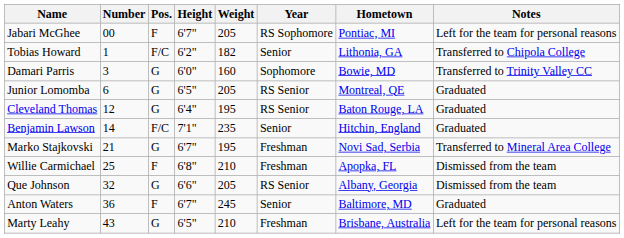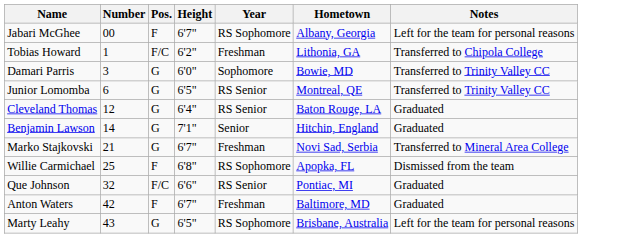- column: (236, 14)
(367, 33) Pontiac, MI -> (336, 33) Albany, Georgia
(276, 52) Senior -> (241, 52) Freshman
(461, 90) Graduated -> (472, 90) Transferred to Trinity Valley CC
(160, 128) F/C -> (155, 128) G
(284, 166) Freshman -> (254, 166) RS Sophomore
(155, 185) G -> (160, 185) F/C
(378, 185) Albany, Georgia -> (325, 185) Pontiac, MI
(496, 185) Dismissed from the team -> (419, 185) Graduated
(109, 204) 36 -> (109, 204) 42
(276, 204) Senior -> (241, 204) Freshman
(284, 223) Freshman -> (254, 223) RS Sophomore
